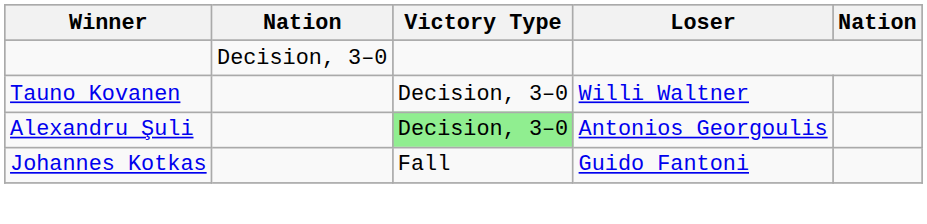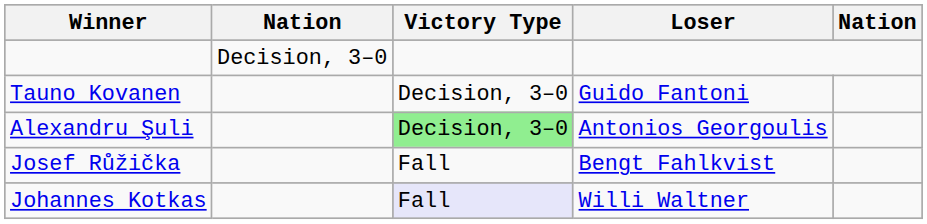(664, 94) Willi Waltner -> (664, 94) Guido Fantoni
+ row: (95, 165)
(424, 165) no background -> (424, 201) lavender background
(664, 165) Guido Fantoni -> (664, 201) Willi Waltner
